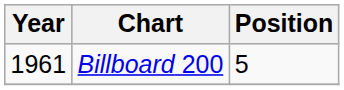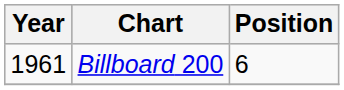(242, 63) 5 -> (242, 63) 6
